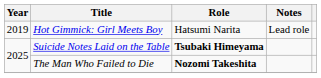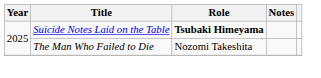- row: (98, 30)
(215, 64) bold -> (213, 47) normal
